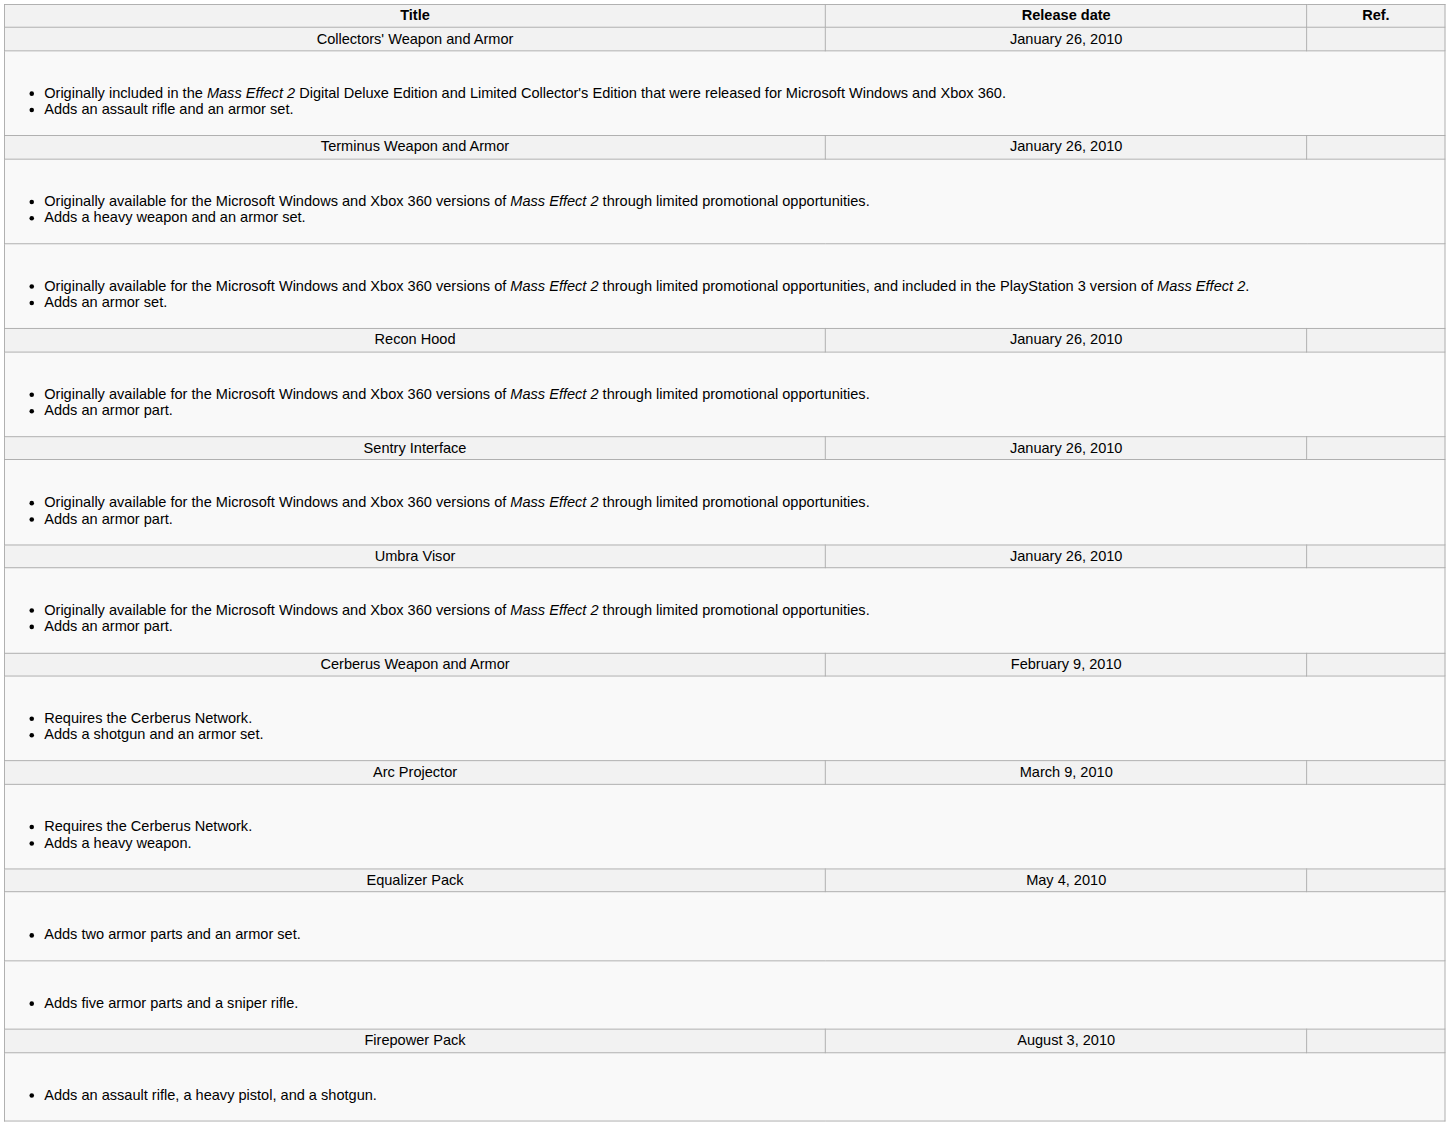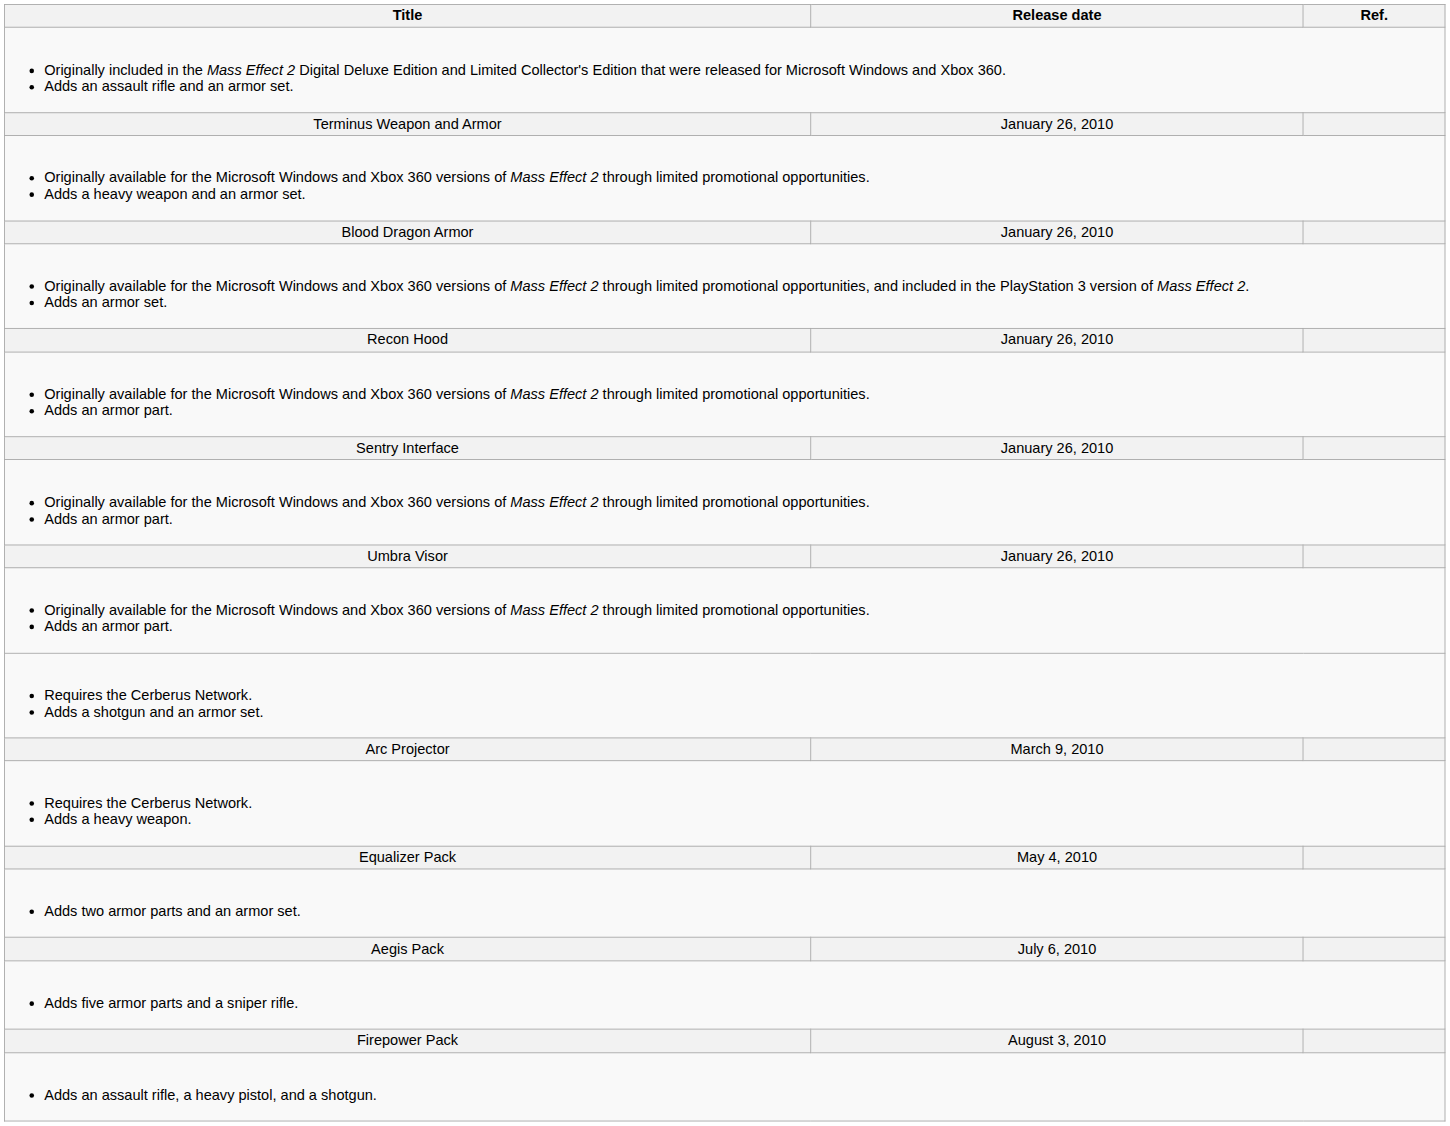- row: (415, 39)
+ row: (408, 232)
- row: (415, 664)
+ row: (408, 949)
